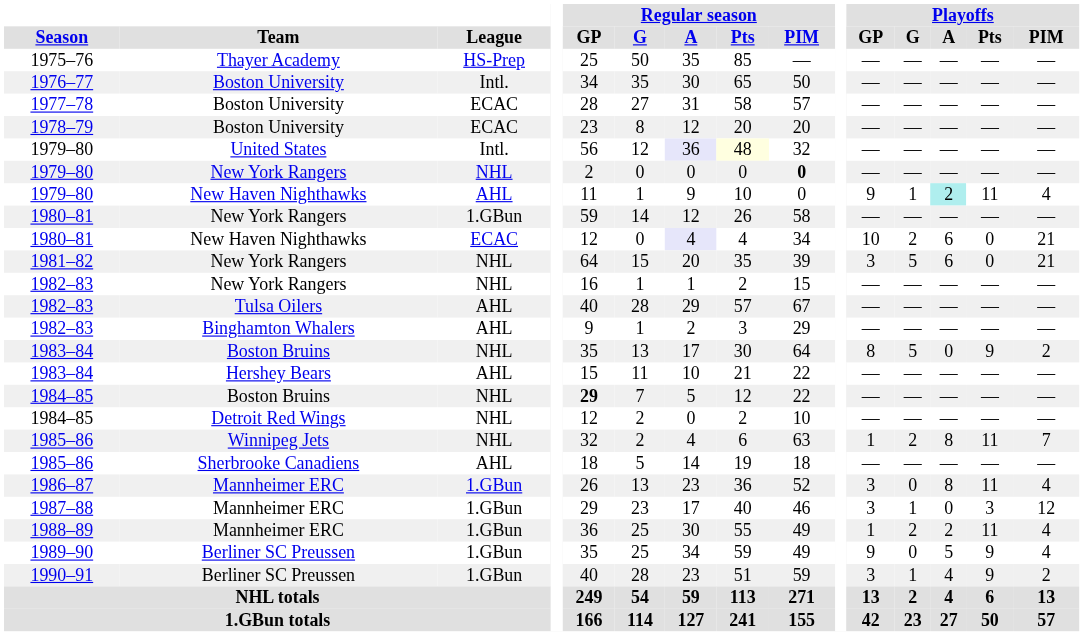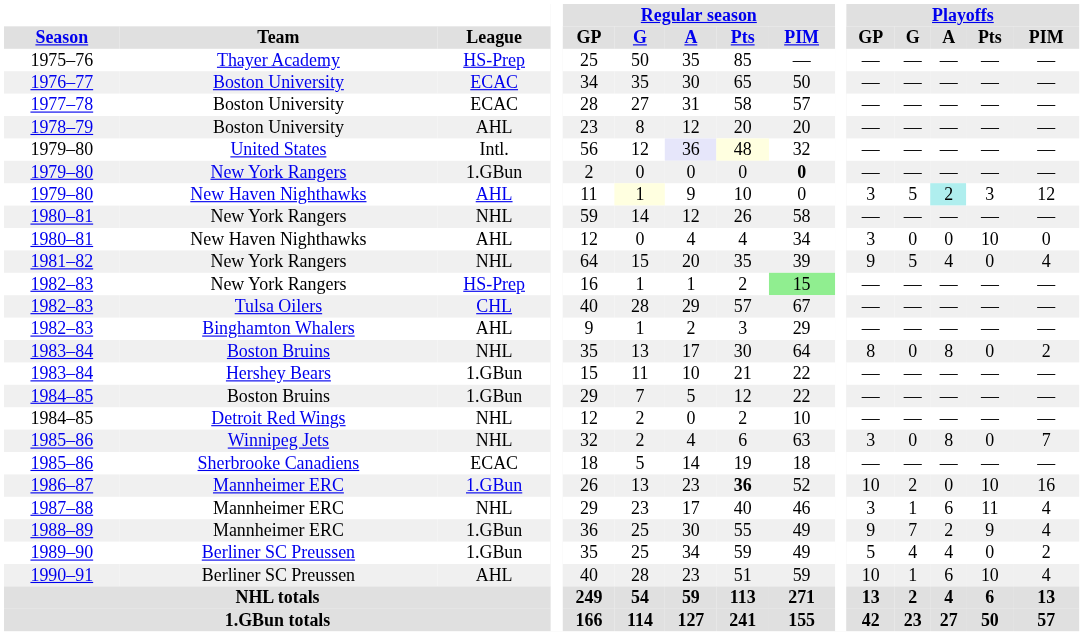(494, 82) Intl. -> (494, 82) ECAC
(494, 127) ECAC -> (494, 127) AHL
(494, 171) NHL -> (494, 171) 1.GBun
(640, 194) no background -> (640, 194) lightyellow background
(871, 194) 9 -> (871, 194) 3
(913, 194) 1 -> (913, 194) 5
(990, 194) 11 -> (990, 194) 3
(1046, 194) 4 -> (1046, 194) 12
(494, 216) 1.GBun -> (494, 216) NHL
(494, 239) ECAC -> (494, 239) AHL
(691, 239) lavender background -> (691, 239) no background
(871, 239) 10 -> (871, 239) 3
(913, 239) 2 -> (913, 239) 0
(949, 239) 6 -> (949, 239) 0
(990, 239) 0 -> (990, 239) 10
(1046, 239) 21 -> (1046, 239) 0
(871, 261) 3 -> (871, 261) 9
(949, 261) 6 -> (949, 261) 4
(1046, 261) 21 -> (1046, 261) 4
(494, 283) NHL -> (494, 283) HS-Prep
(802, 283) no background -> (802, 283) lightgreen background
(494, 306) AHL -> (494, 306) CHL
(913, 351) 5 -> (913, 351) 0
(949, 351) 0 -> (949, 351) 8
(990, 351) 9 -> (990, 351) 0
(494, 373) AHL -> (494, 373) 1.GBun
(494, 395) NHL -> (494, 395) 1.GBun
(589, 395) bold -> (589, 395) normal
(871, 440) 1 -> (871, 440) 3
(913, 440) 2 -> (913, 440) 0
(990, 440) 11 -> (990, 440) 0
(494, 463) AHL -> (494, 463) ECAC
(743, 485) normal -> (743, 485) bold
(871, 485) 3 -> (871, 485) 10
(913, 485) 0 -> (913, 485) 2
(949, 485) 8 -> (949, 485) 0
(990, 485) 11 -> (990, 485) 10
(1046, 485) 4 -> (1046, 485) 16
(494, 507) 1.GBun -> (494, 507) NHL
(949, 507) 0 -> (949, 507) 6
(990, 507) 3 -> (990, 507) 11
(1046, 507) 12 -> (1046, 507) 4
(871, 530) 1 -> (871, 530) 9
(913, 530) 2 -> (913, 530) 7
(990, 530) 11 -> (990, 530) 9
(871, 552) 9 -> (871, 552) 5
(913, 552) 0 -> (913, 552) 4
(949, 552) 5 -> (949, 552) 4
(990, 552) 9 -> (990, 552) 0
(1046, 552) 4 -> (1046, 552) 2
(494, 575) 1.GBun -> (494, 575) AHL
(871, 575) 3 -> (871, 575) 10
(949, 575) 4 -> (949, 575) 6
(990, 575) 9 -> (990, 575) 10
(1046, 575) 2 -> (1046, 575) 4
